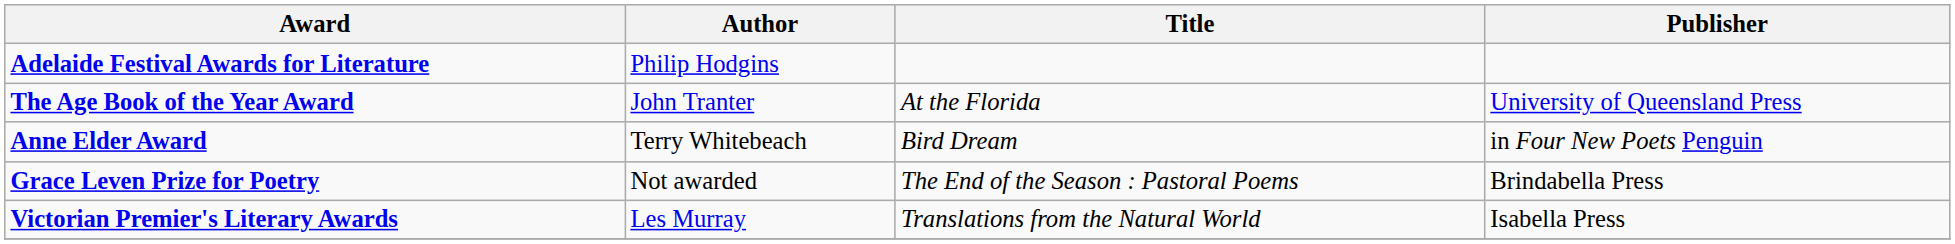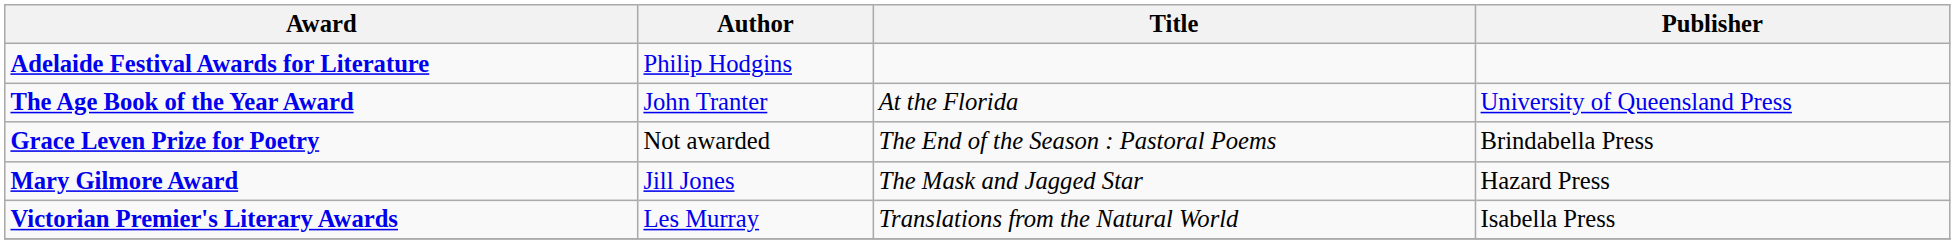- row: (109, 141)
+ row: (124, 180)
